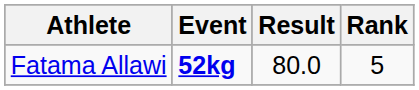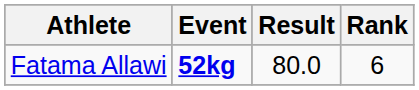(377, 65) 5 -> (377, 65) 6
